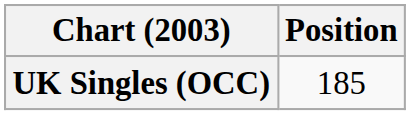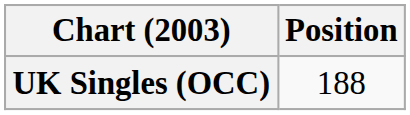(341, 82) 185 -> (341, 82) 188
